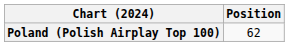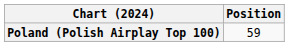(254, 32) 62 -> (254, 32) 59
